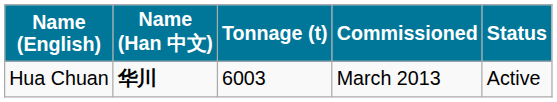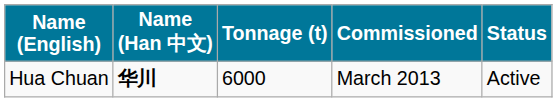(244, 78) 6003 -> (244, 78) 6000
